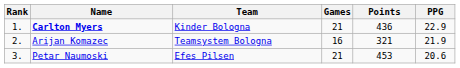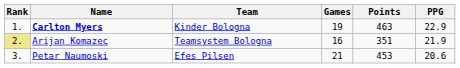(337, 26) 21 -> (337, 26) 19
(384, 26) 436 -> (384, 26) 463
(17, 41) no background -> (17, 41) khaki background
(384, 41) 321 -> (384, 41) 351
